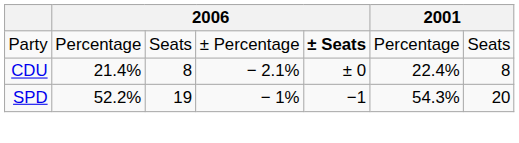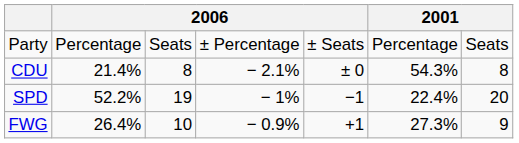(337, 44) bold -> (336, 44) normal
(436, 71) 22.4% -> (434, 71) 54.3%
(436, 97) 54.3% -> (434, 97) 22.4%
+ row: (28, 124)
